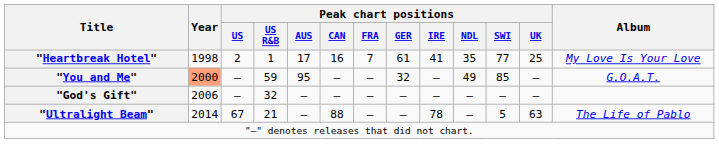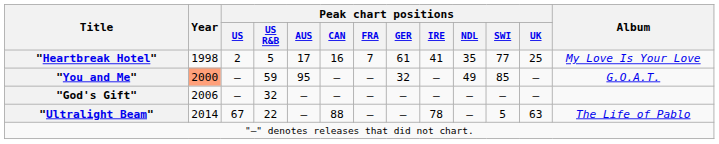(271, 59) 1 -> (271, 59) 5
(271, 113) 21 -> (271, 113) 22
